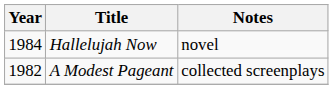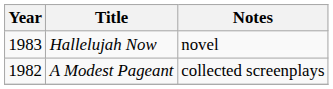(25, 44) 1984 -> (25, 44) 1983
